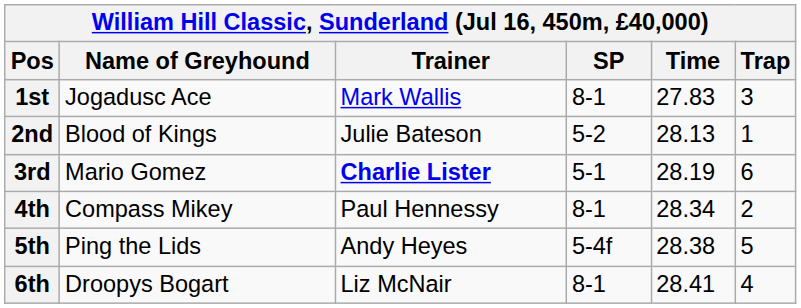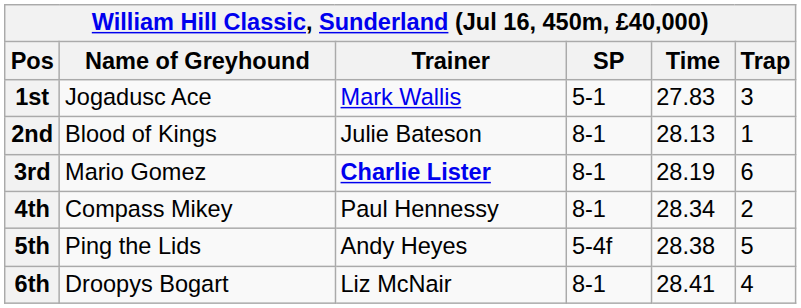(589, 97) 8-1 -> (589, 97) 5-1
(589, 135) 5-2 -> (589, 135) 8-1
(589, 172) 5-1 -> (589, 172) 8-1
